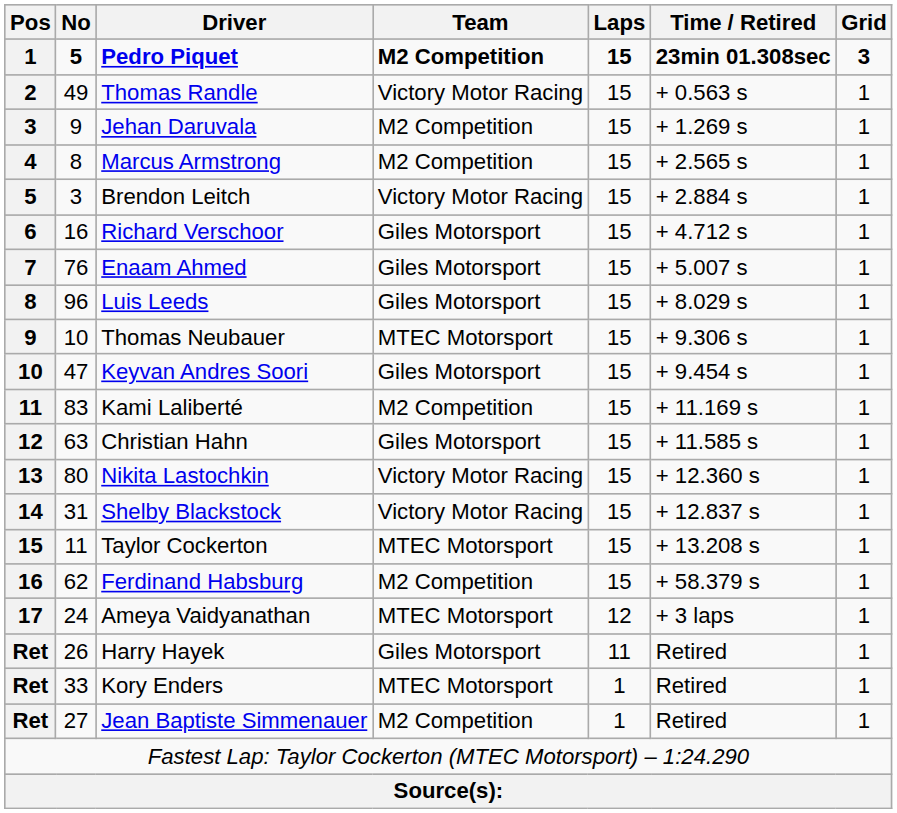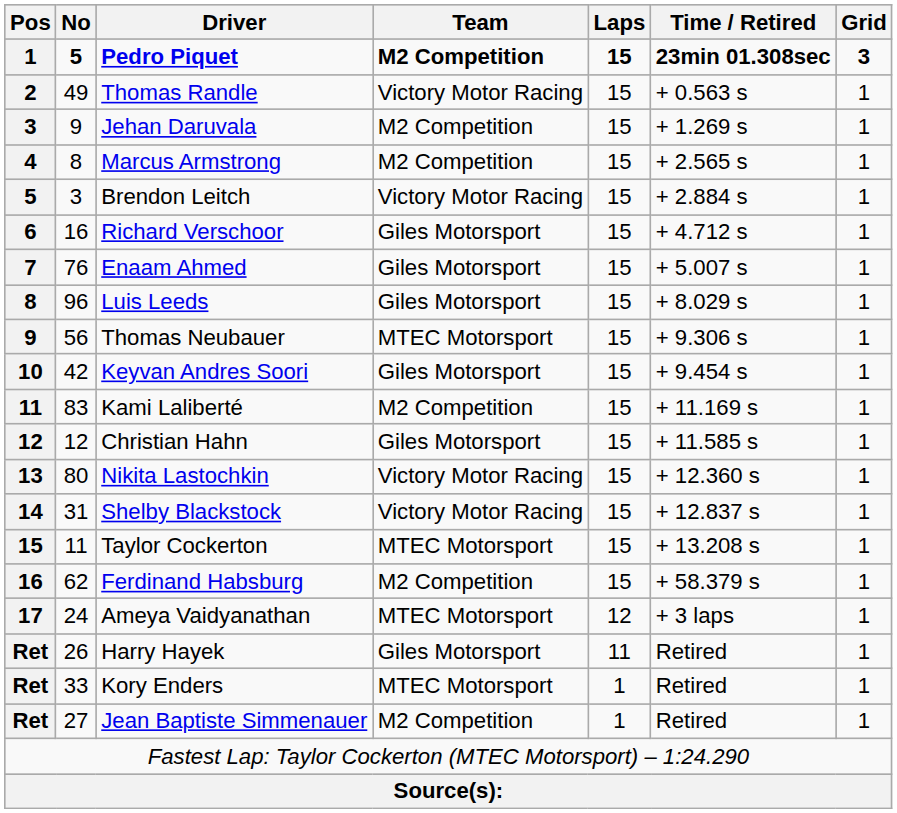(76, 336) 10 -> (76, 336) 56
(76, 371) 47 -> (76, 371) 42
(76, 441) 63 -> (76, 441) 12
